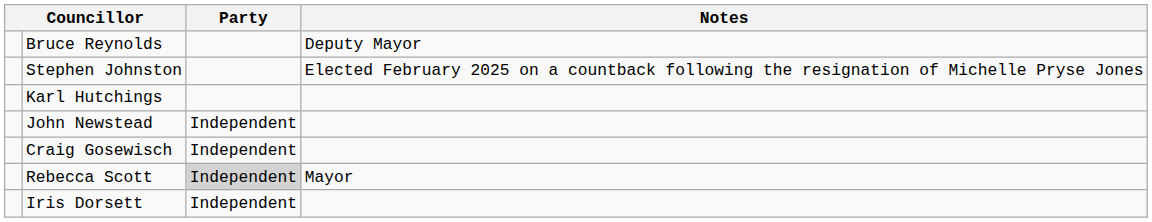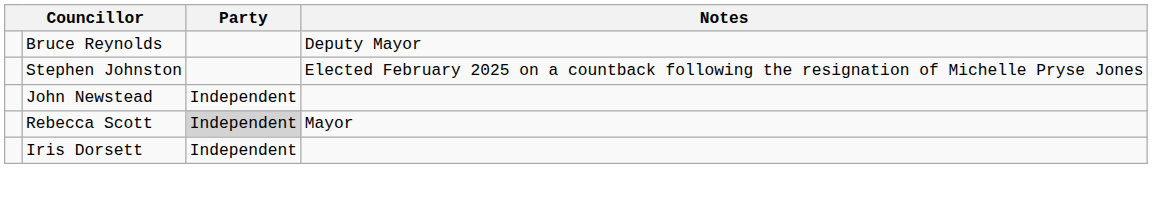- row: (94, 97)
- row: (99, 150)
